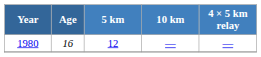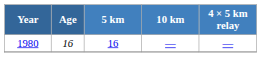(113, 43) 12 -> (113, 43) 16
